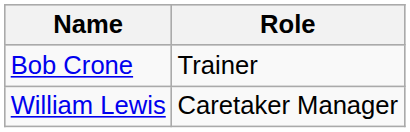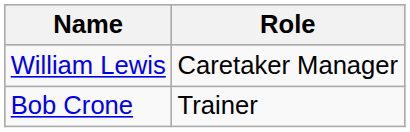rows swapped: (88, 106) <-> (72, 65)
